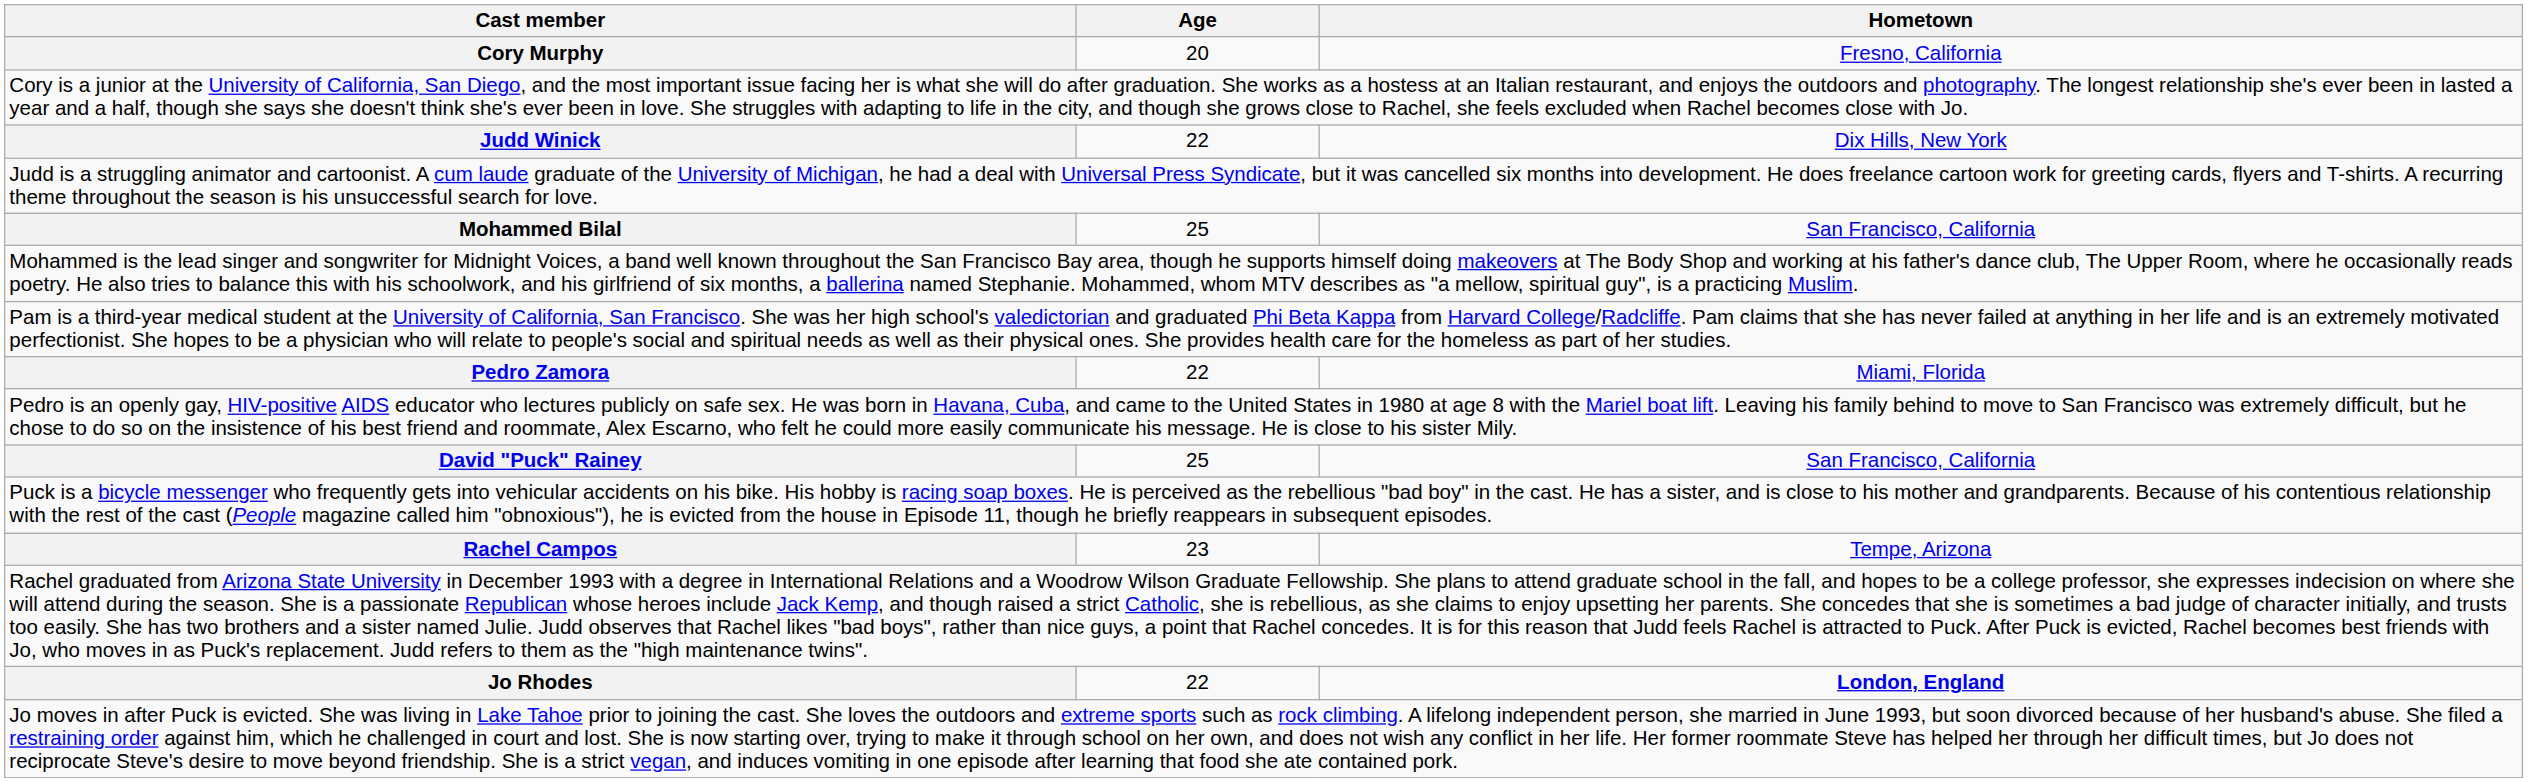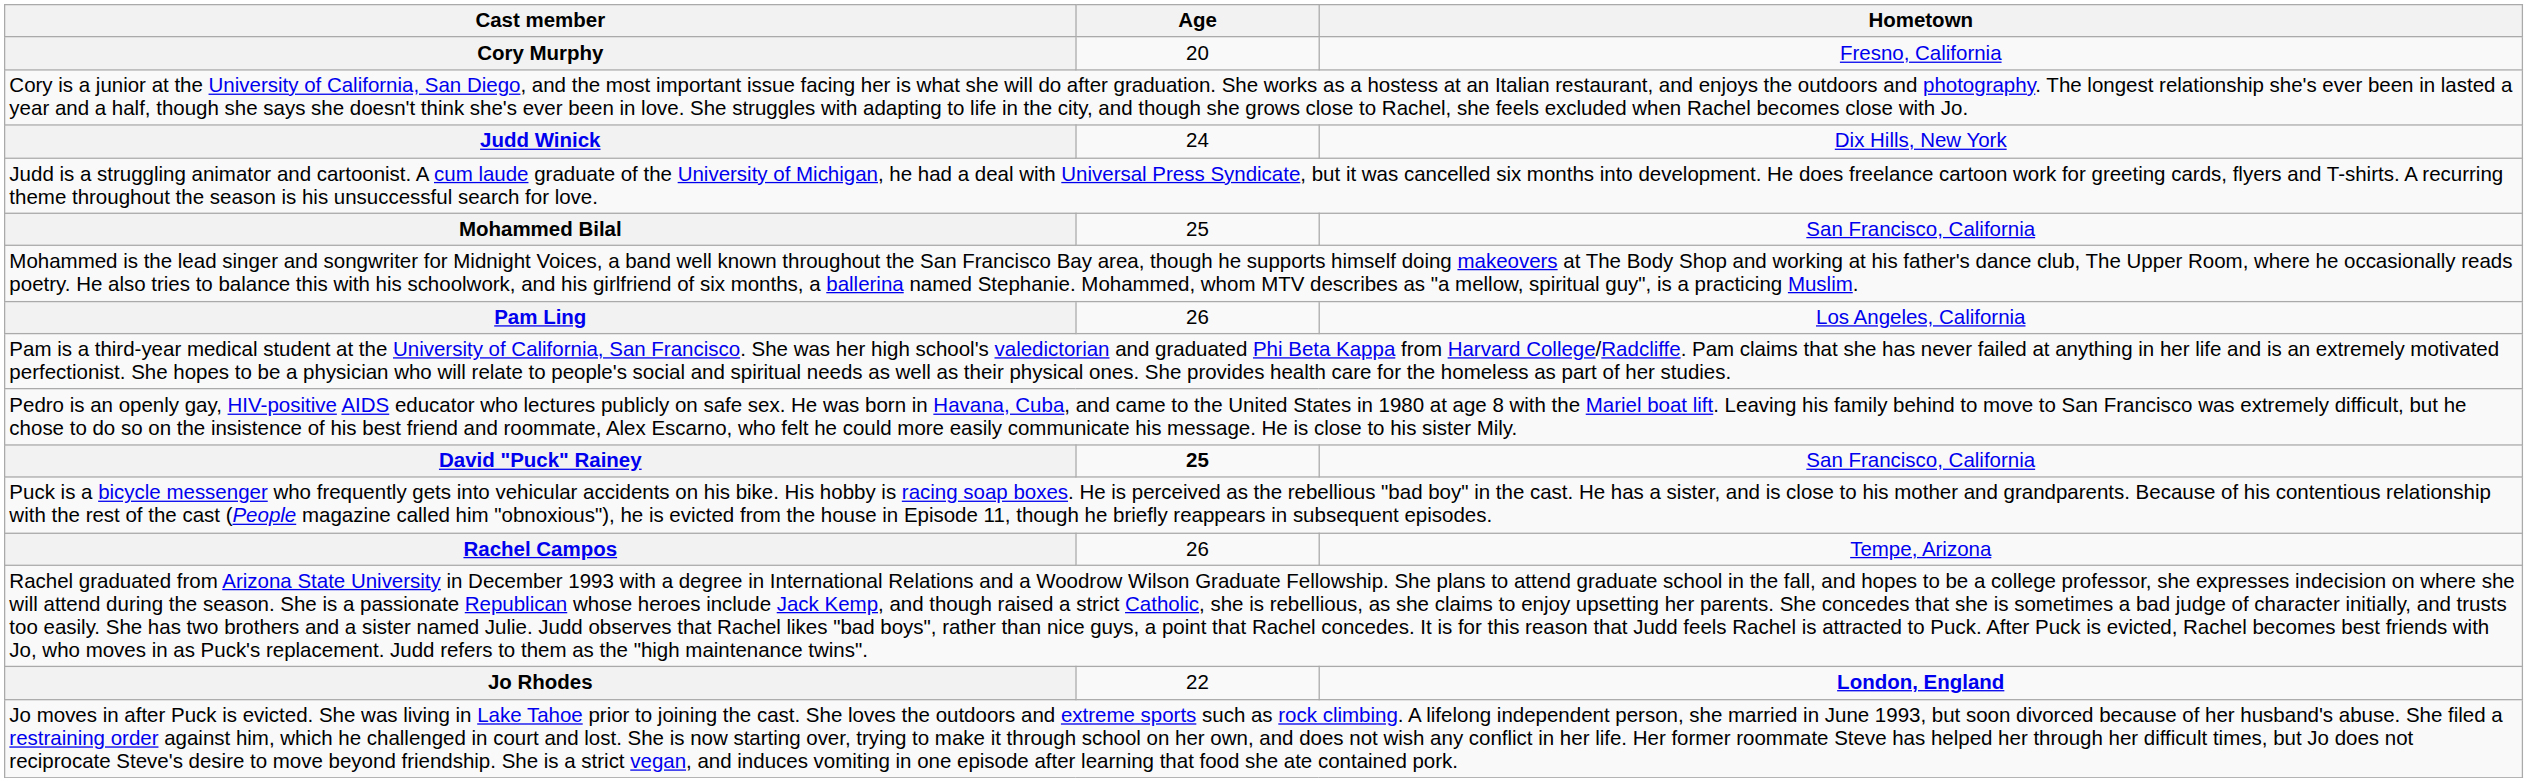(1198, 141) 22 -> (1198, 141) 24
+ row: (540, 317)
- row: (540, 372)
(1198, 460) normal -> (1198, 460) bold
(1198, 548) 23 -> (1198, 548) 26
